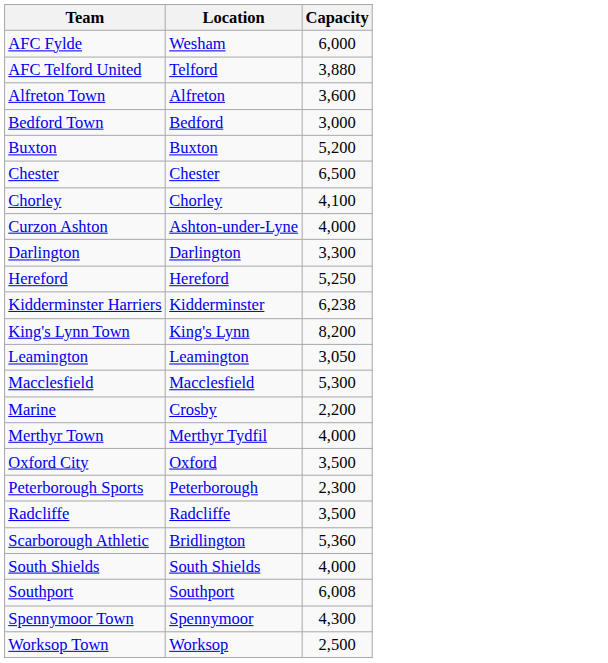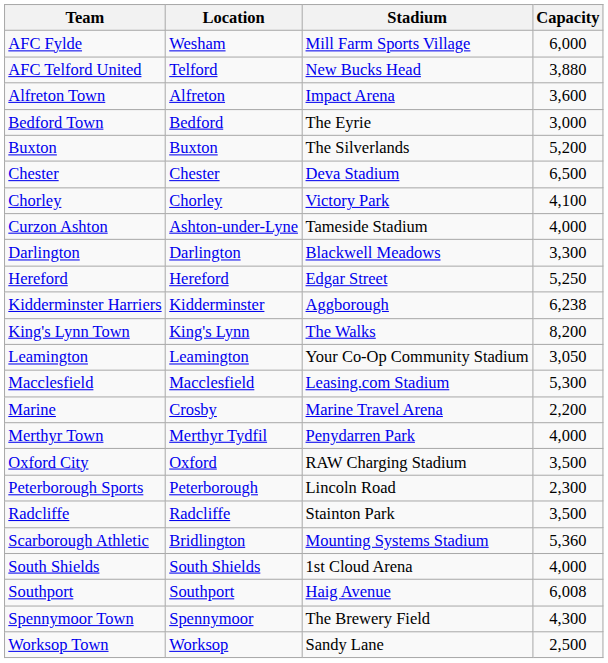+ column: (417, 17)
